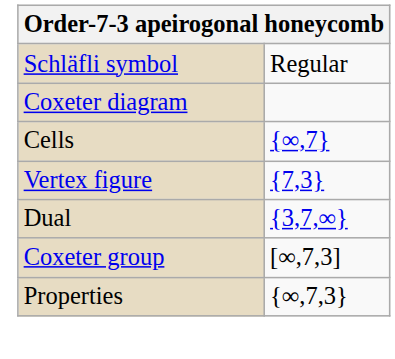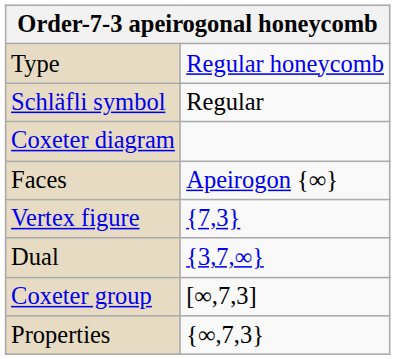+ row: (35, 63)
- row: (49, 140)
+ row: (39, 179)
